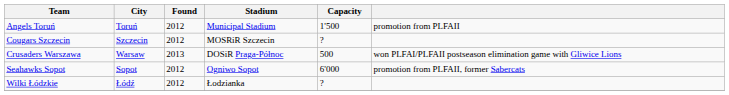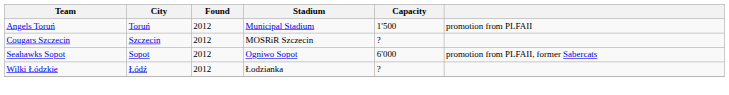- row: (43, 54)
